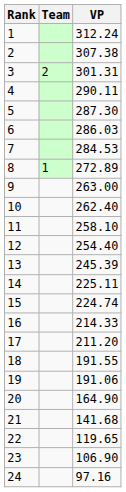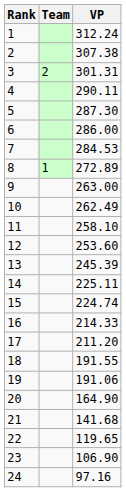(97, 130) 286.03 -> (97, 130) 286.00
(97, 207) 262.40 -> (97, 207) 262.49
(97, 245) 254.40 -> (97, 245) 253.60
